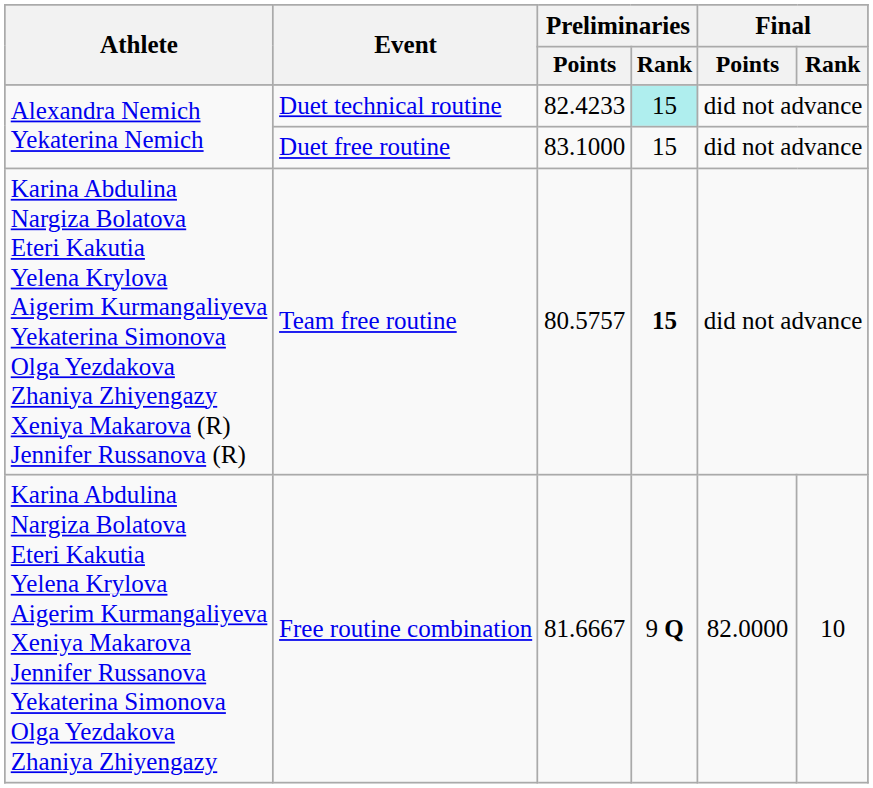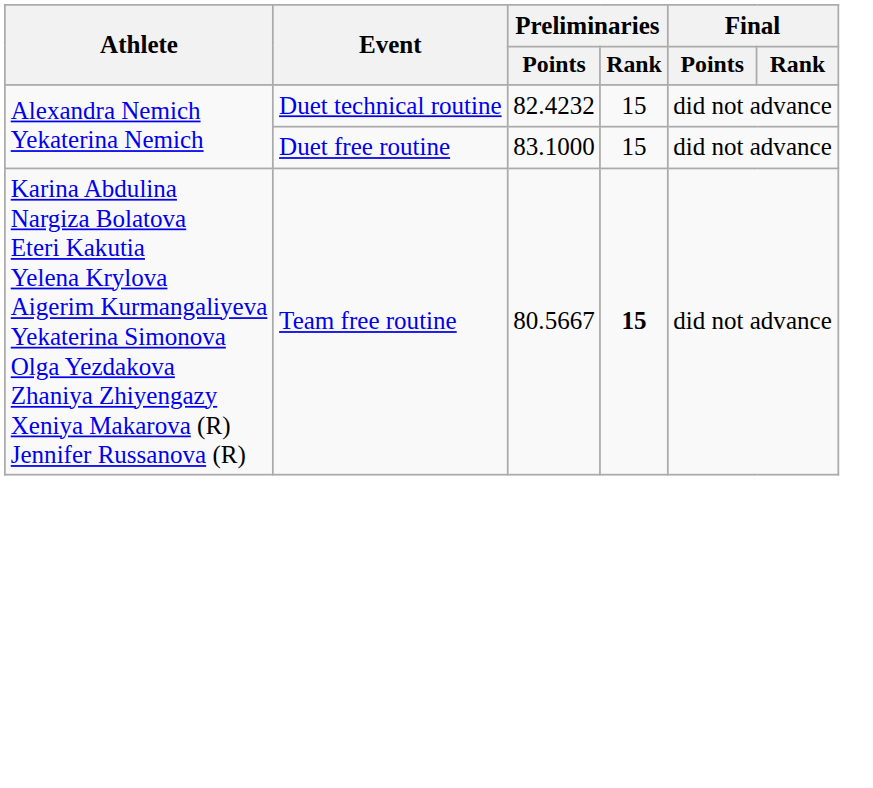(585, 105) 82.4233 -> (554, 105) 82.4232
(665, 105) paleturquoise background -> (634, 105) no background
(585, 321) 80.5757 -> (554, 321) 80.5667
- row: (406, 629)
